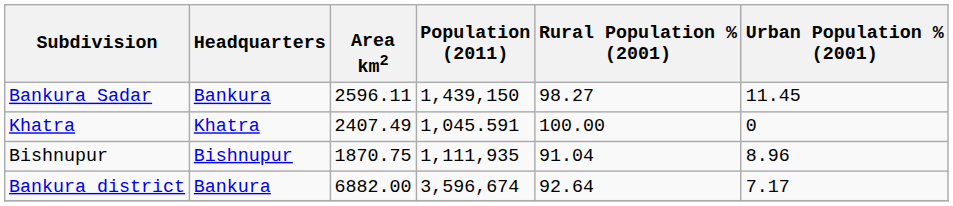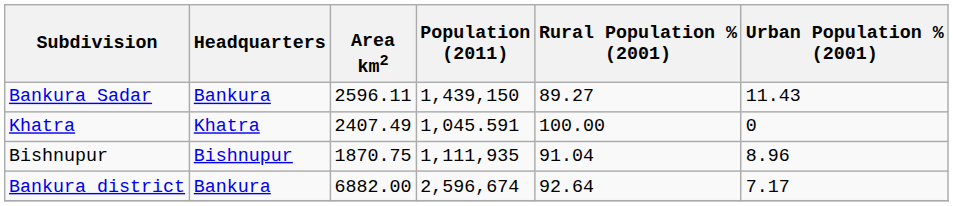(566, 97) 98.27 -> (566, 97) 89.27
(773, 97) 11.45 -> (773, 97) 11.43
(470, 186) 3,596,674 -> (470, 186) 2,596,674
